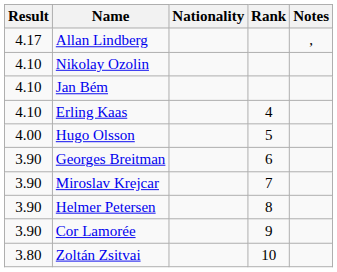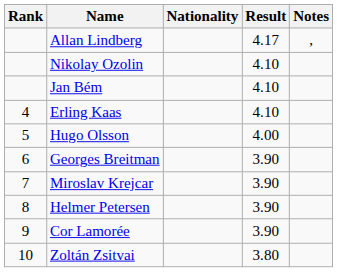columns swapped: (269, 16) <-> (28, 16)
